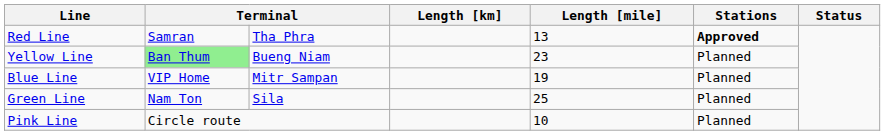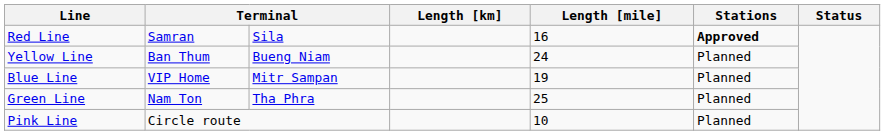(283, 36) Tha Phra -> (268, 36) Sila
(541, 36) 13 -> (541, 36) 16
(179, 57) lightgreen background -> (179, 57) no background
(541, 57) 23 -> (541, 57) 24
(268, 99) Sila -> (283, 99) Tha Phra
